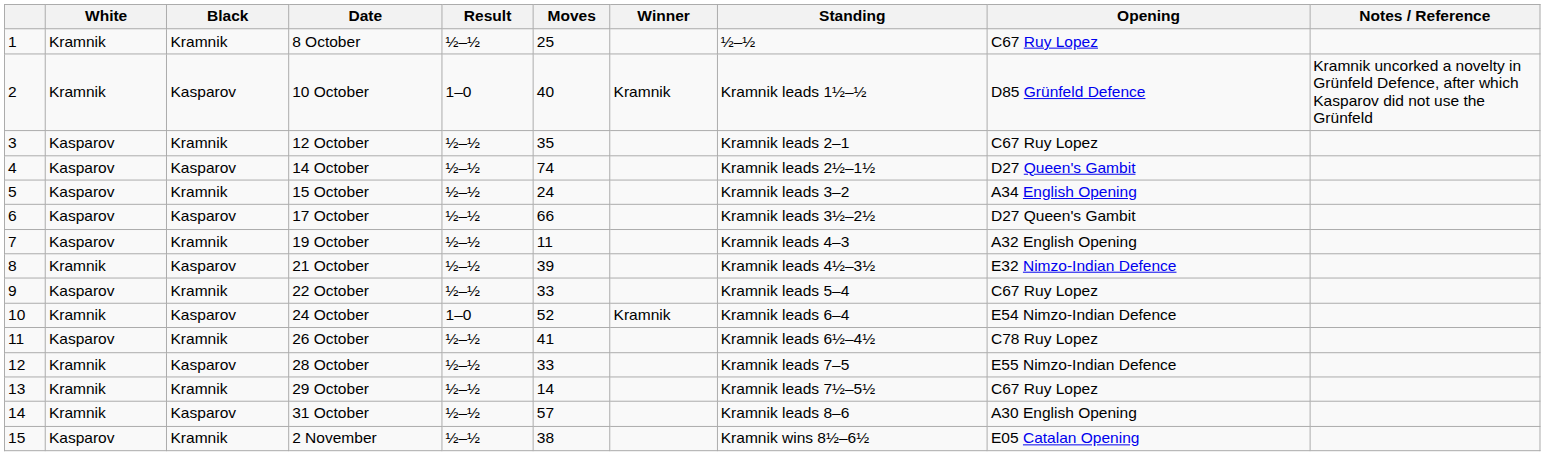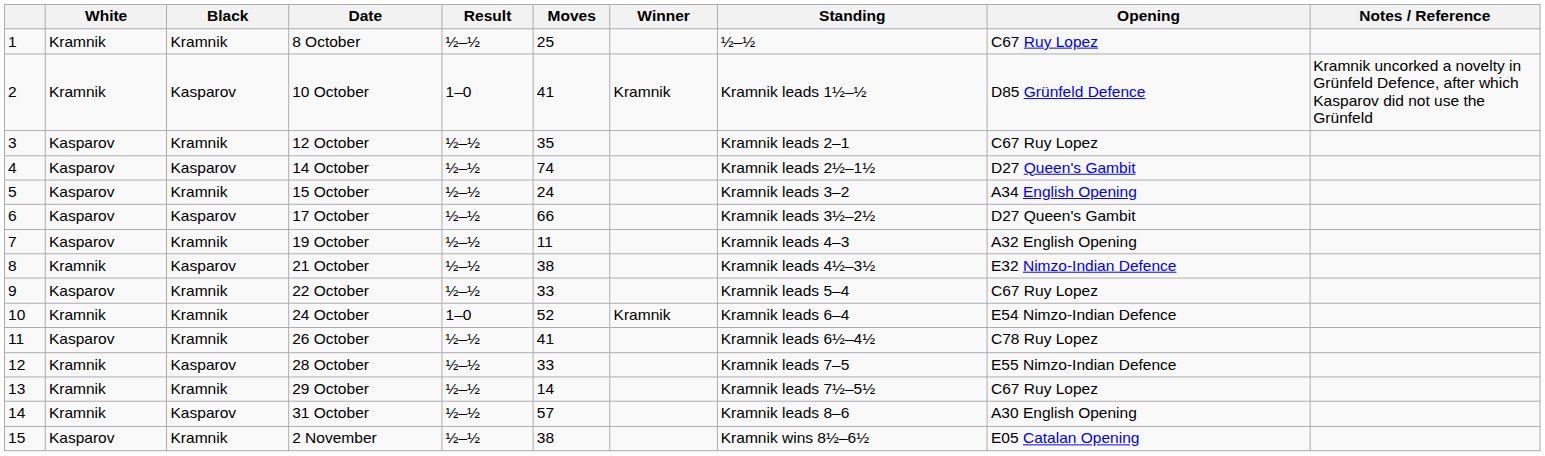(545, 92) 40 -> (545, 92) 41
(545, 266) 39 -> (545, 266) 38
(203, 315) Kasparov -> (199, 315) Kramnik
